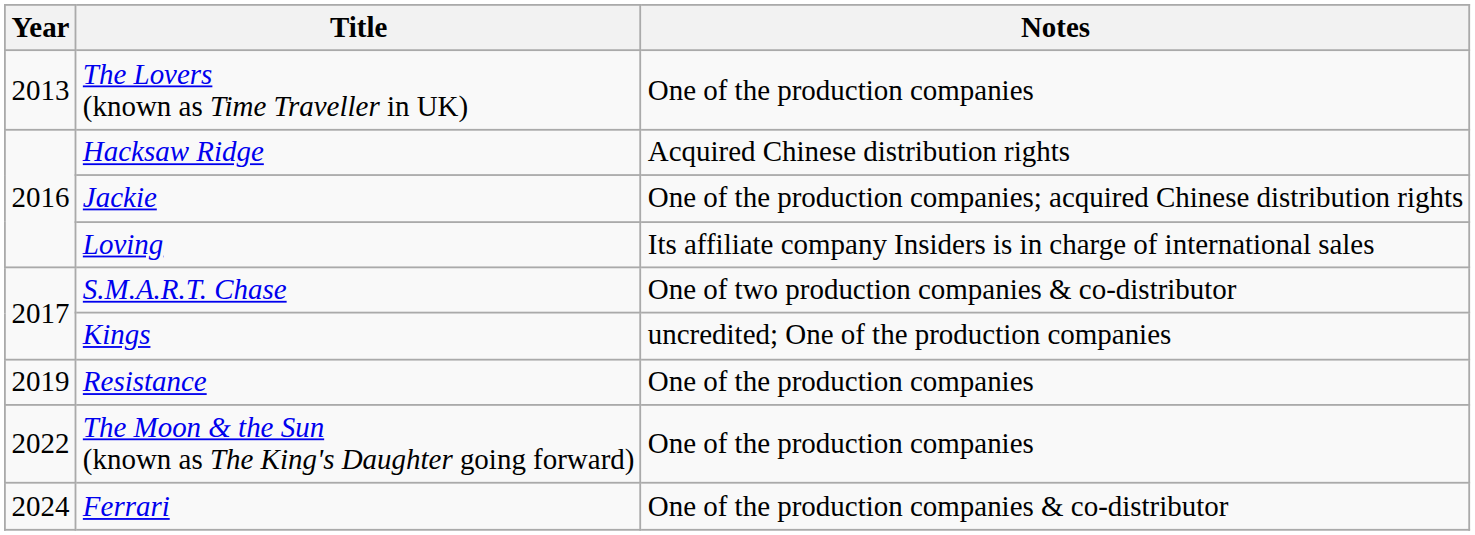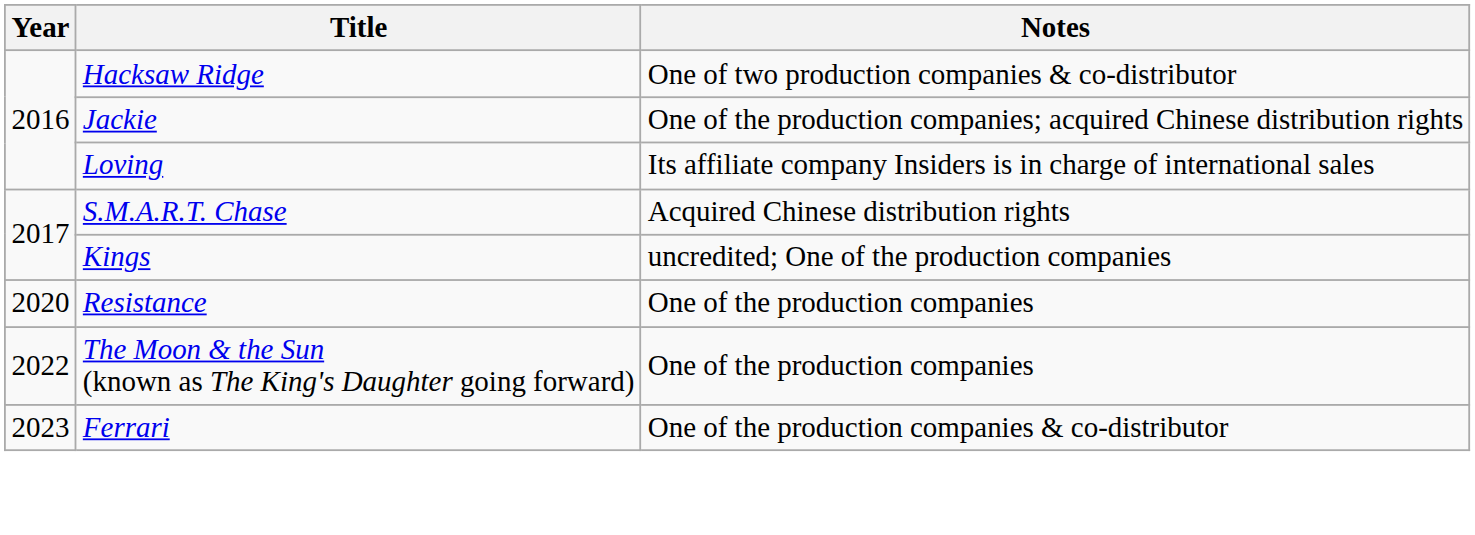- row: (276, 89)
(859, 151) Acquired Chinese distribution rights -> (942, 73) One of two production companies & co-distributor
(942, 289) One of two production companies & co-distributor -> (859, 211) Acquired Chinese distribution rights
(41, 381) 2019 -> (41, 303) 2020
(41, 505) 2024 -> (41, 427) 2023
